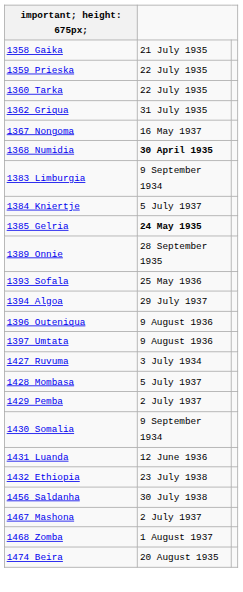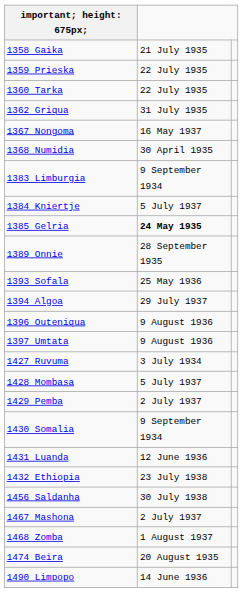(176, 150) bold -> (176, 150) normal
+ row: (40, 577)
